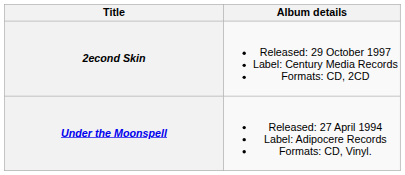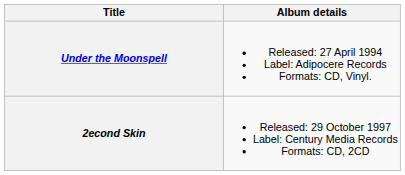rows swapped: (114, 133) <-> (114, 58)
